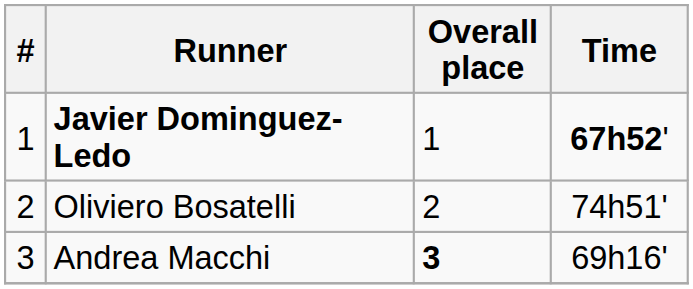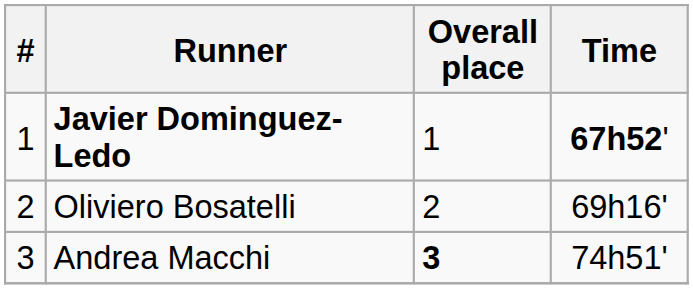(619, 207) 74h51' -> (619, 207) 69h16'
(619, 258) 69h16' -> (619, 258) 74h51'
